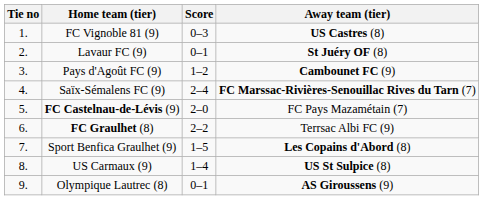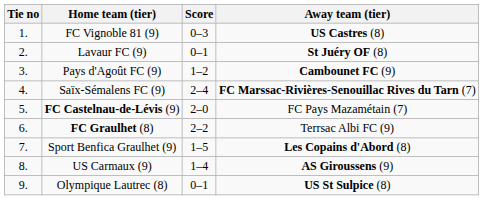(347, 166) US St Sulpice (8) -> (347, 166) AS Giroussens (9)
(347, 185) AS Giroussens (9) -> (347, 185) US St Sulpice (8)
